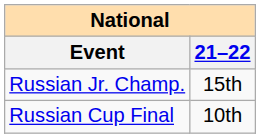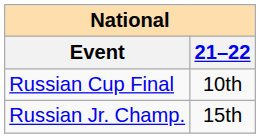rows swapped: (97, 84) <-> (92, 116)
